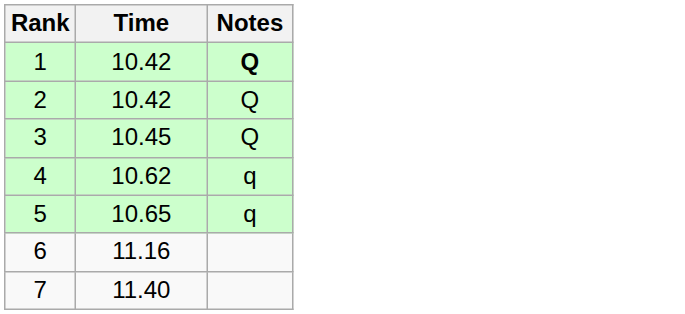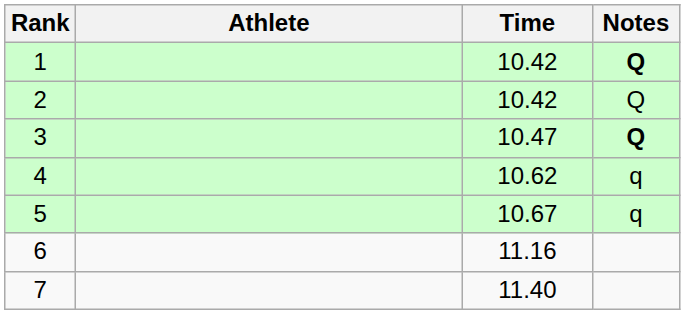+ column: (269, 23)
(141, 137) 10.45 -> (527, 137) 10.47
(250, 137) normal -> (636, 137) bold
(141, 213) 10.65 -> (527, 213) 10.67
